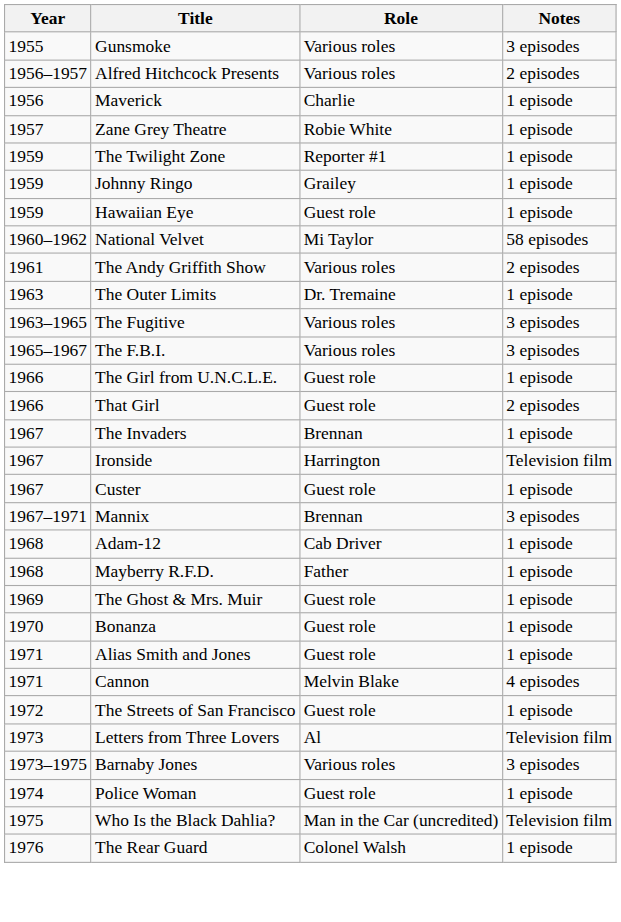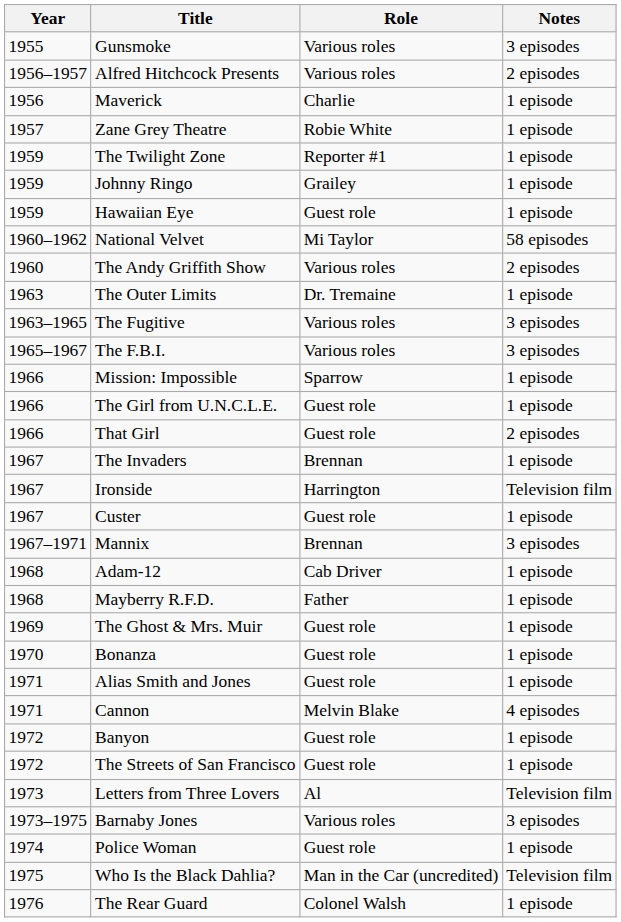(26, 267) 1961 -> (26, 267) 1960
+ row: (166, 377)
+ row: (122, 737)
